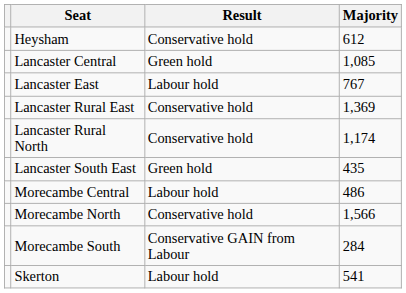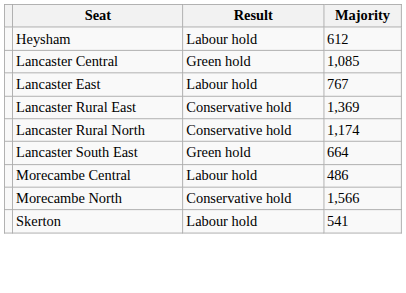(200, 38) Conservative hold -> (222, 38) Labour hold
(354, 169) 435 -> (338, 152) 664
- row: (67, 245)
